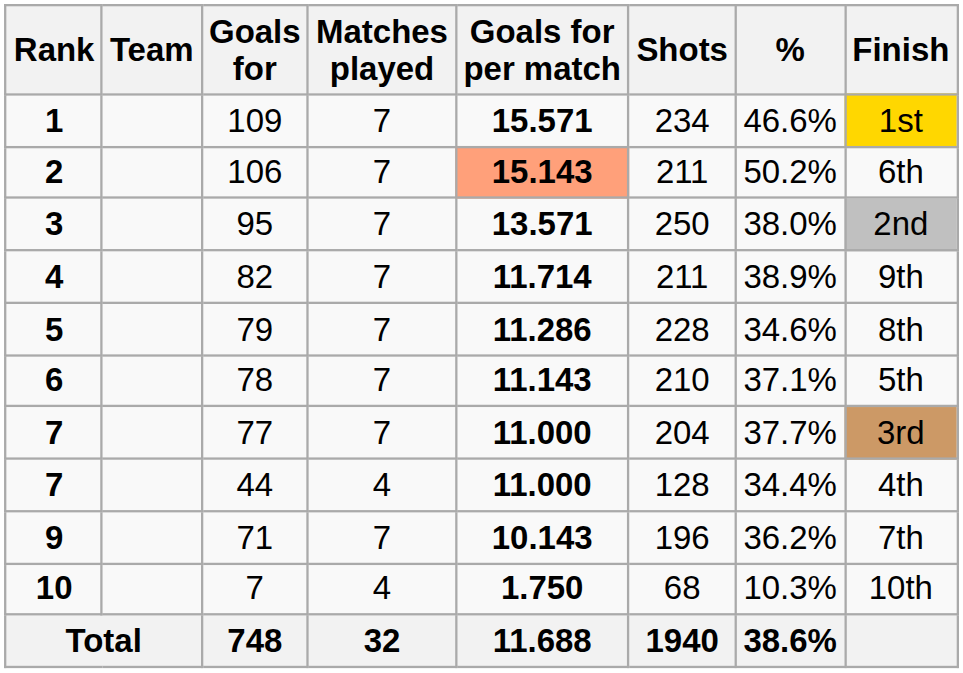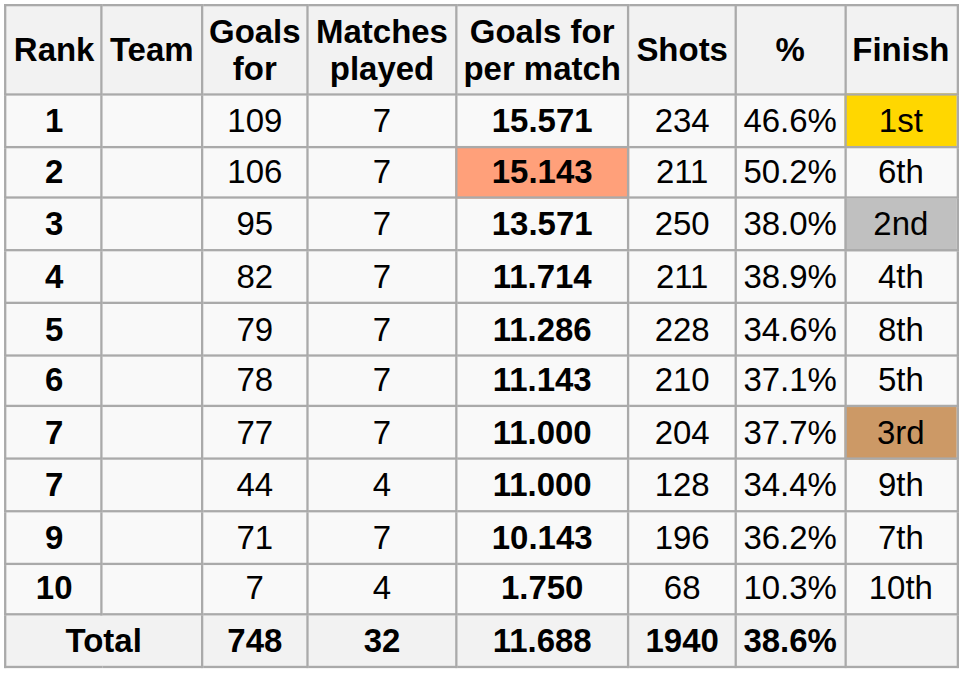(901, 277) 9th -> (901, 277) 4th
(901, 485) 4th -> (901, 485) 9th
